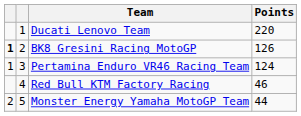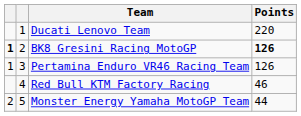(264, 49) normal -> (264, 49) bold
(264, 67) 124 -> (264, 67) 126
